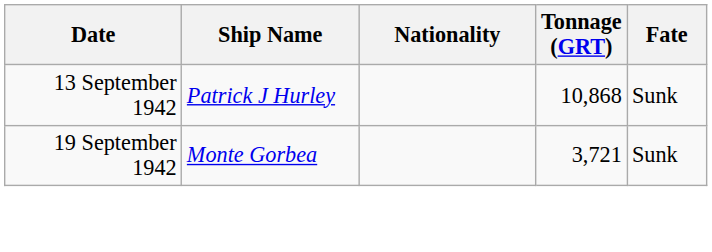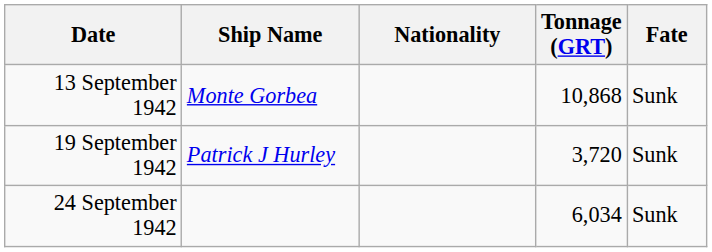(261, 94) Patrick J Hurley -> (252, 94) Monte Gorbea
(252, 155) Monte Gorbea -> (261, 155) Patrick J Hurley
(597, 155) 3,721 -> (597, 155) 3,720
+ row: (115, 215)
